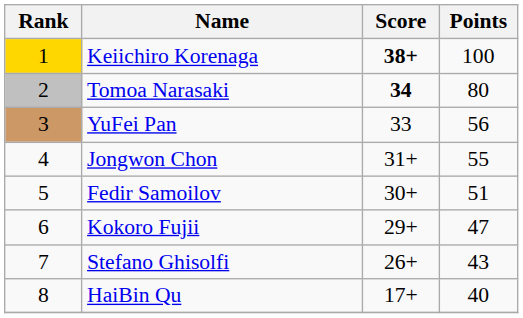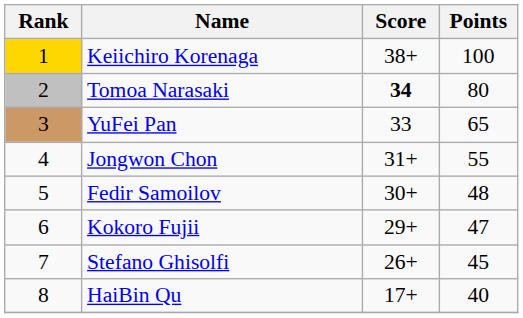(401, 55) bold -> (401, 55) normal
(478, 124) 56 -> (478, 124) 65
(478, 192) 51 -> (478, 192) 48
(478, 261) 43 -> (478, 261) 45
